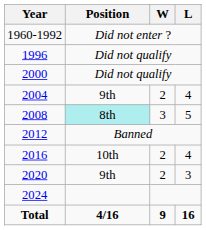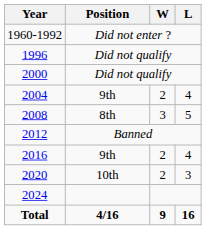(107, 114) paleturquoise background -> (107, 114) no background
(107, 154) 10th -> (107, 154) 9th
(107, 174) 9th -> (107, 174) 10th
